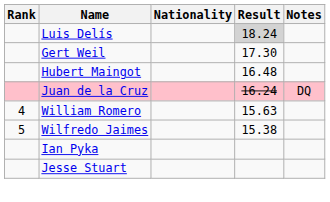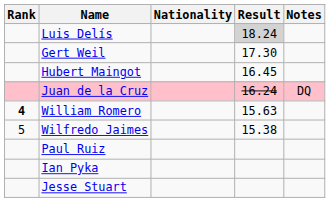(259, 72) 16.48 -> (259, 72) 16.45
(22, 110) normal -> (22, 110) bold
+ row: (73, 149)
